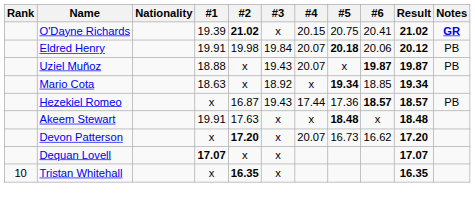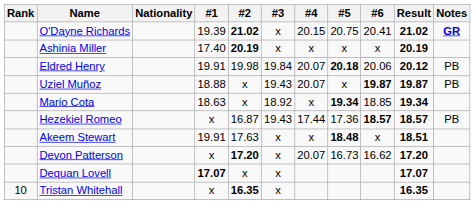+ row: (73, 48)
(414, 119) 18.48 -> (414, 137) 18.51
